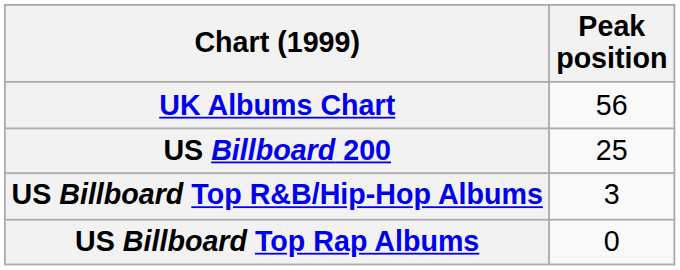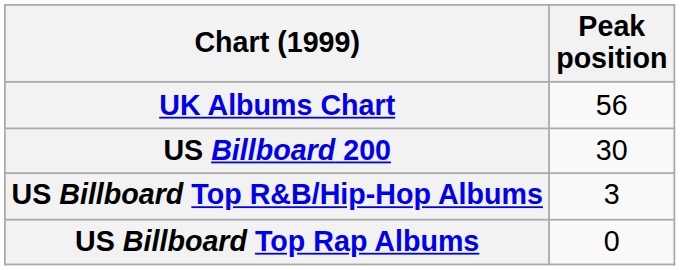(612, 150) 25 -> (612, 150) 30
